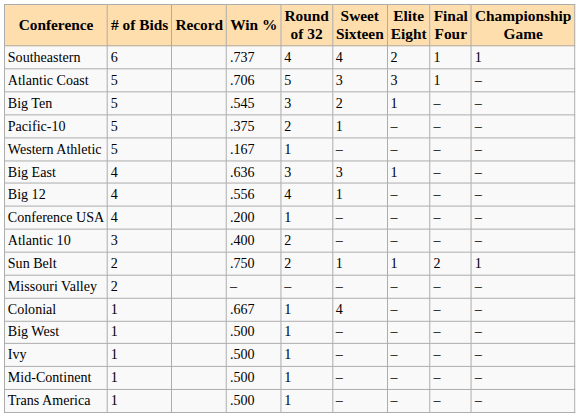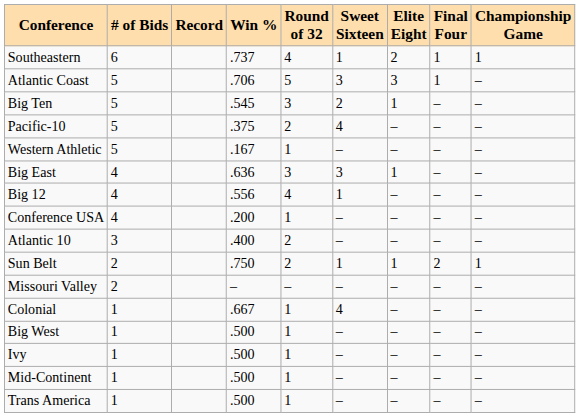(339, 57) 4 -> (339, 57) 1
(339, 126) 1 -> (339, 126) 4
